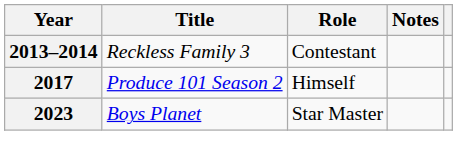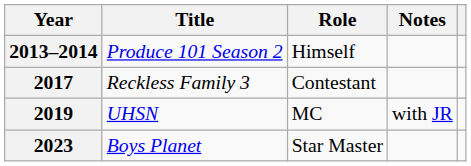(178, 51) Reckless Family 3 -> (195, 51) Produce 101 Season 2
(334, 51) Contestant -> (323, 51) Himself
(195, 82) Produce 101 Season 2 -> (178, 82) Reckless Family 3
(323, 82) Himself -> (334, 82) Contestant
+ row: (53, 113)
